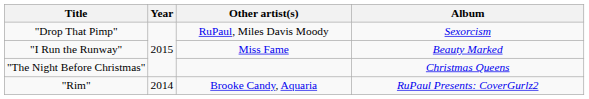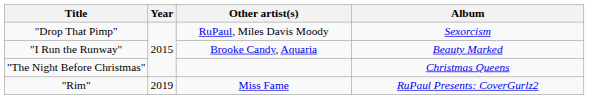(264, 49) Miss Fame -> (264, 49) Brooke Candy, Aquaria
(162, 85) 2014 -> (162, 85) 2019
(264, 85) Brooke Candy, Aquaria -> (264, 85) Miss Fame
